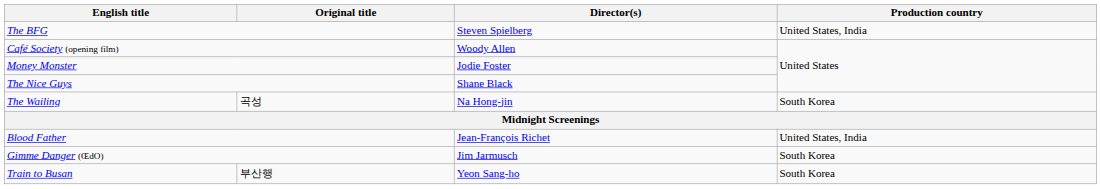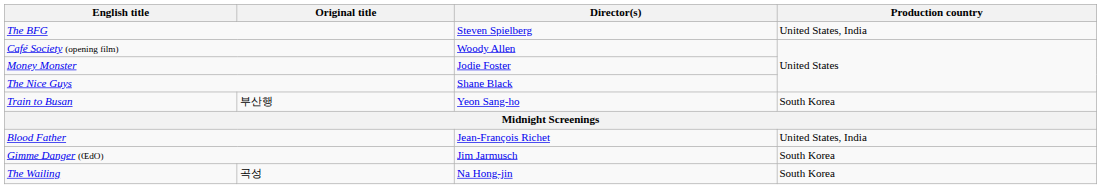rows swapped: (34, 101) <-> (40, 173)
